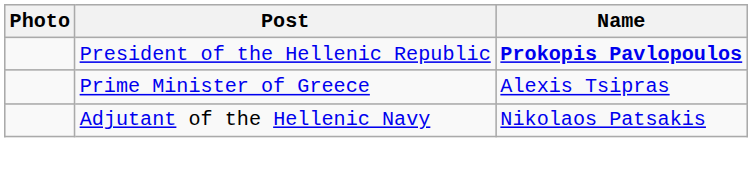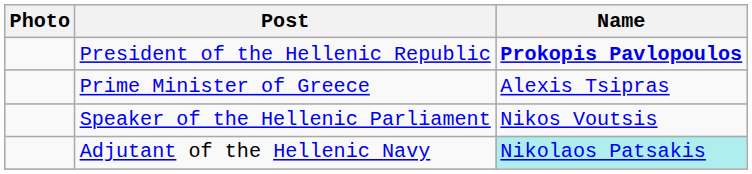+ row: (285, 120)
(603, 120) no background -> (603, 153) paleturquoise background
